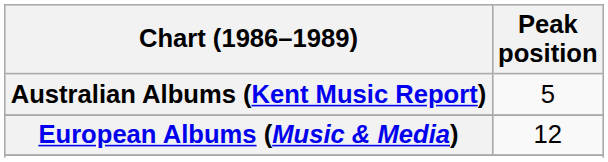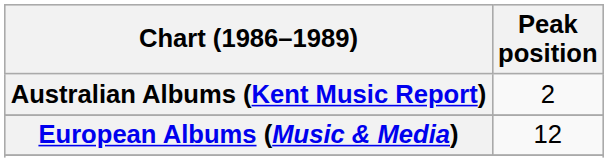(548, 94) 5 -> (548, 94) 2
